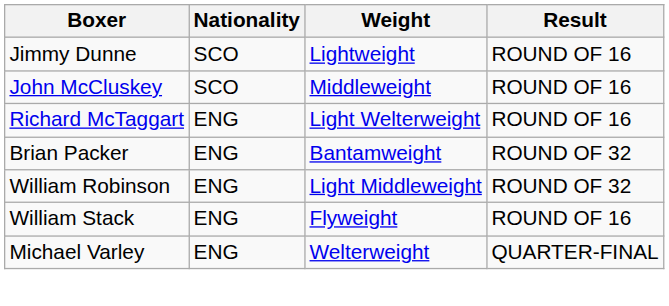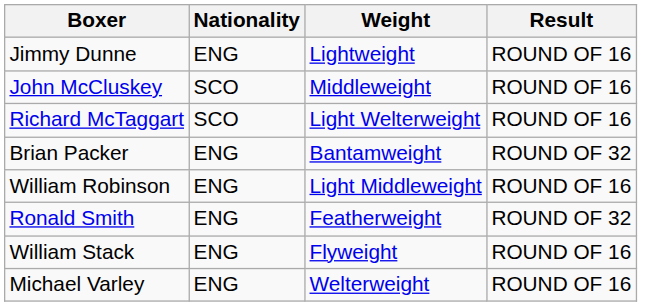(216, 53) SCO -> (216, 53) ENG
(216, 119) ENG -> (216, 119) SCO
(561, 185) ROUND OF 32 -> (561, 185) ROUND OF 16
+ row: (72, 218)
(575, 251) QUARTER-FINAL -> (561, 284) ROUND OF 16
